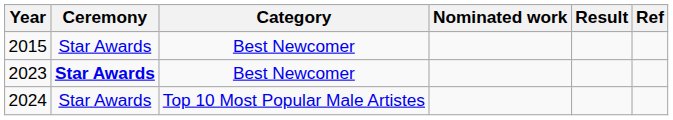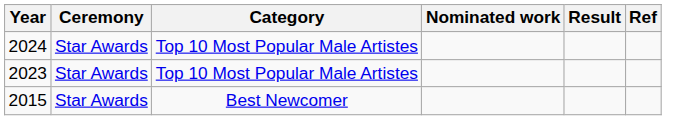rows swapped: (28, 45) <-> (28, 100)
(105, 73) bold -> (101, 73) normal
(294, 73) Best Newcomer -> (287, 73) Top 10 Most Popular Male Artistes
